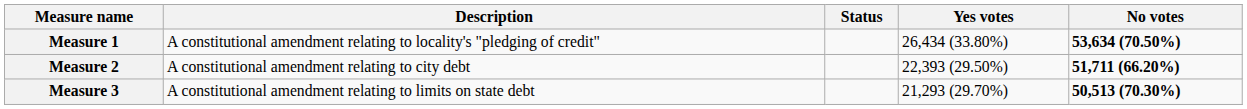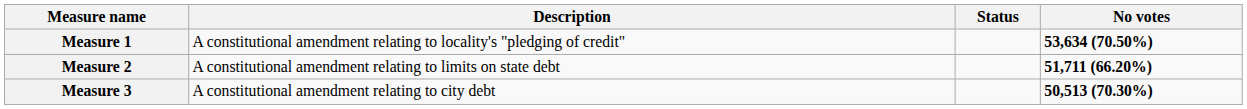- column: (983, 16)
(319, 66) A constitutional amendment relating to city debt -> (376, 66) A constitutional amendment relating to limits on state debt
(351, 91) A constitutional amendment relating to limits on state debt -> (344, 91) A constitutional amendment relating to city debt
